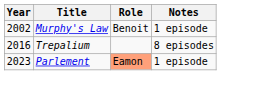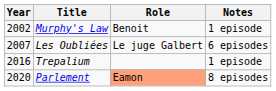+ row: (72, 45)
(184, 45) 8 episodes -> (235, 61) 1 episode
(19, 61) 2023 -> (19, 78) 2020
(181, 61) 1 episode -> (238, 78) 8 episodes
